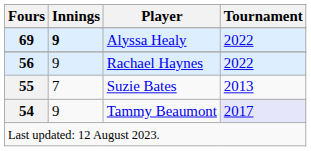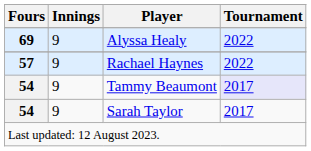(56, 39) bold -> (56, 39) normal
(26, 63) 56 -> (26, 63) 57
- row: (142, 87)
+ row: (145, 110)
